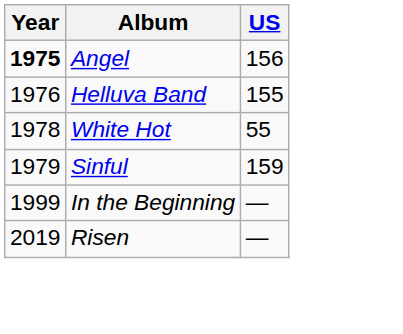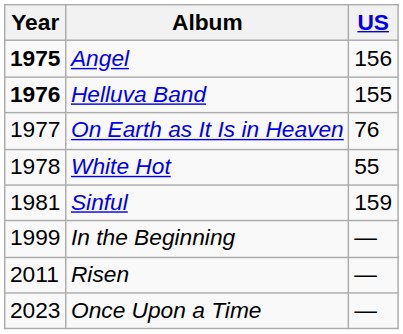(35, 94) normal -> (35, 94) bold
+ row: (207, 130)
(35, 166) 1979 -> (35, 202) 1981
(35, 238) 2019 -> (34, 274) 2011
+ row: (166, 310)
